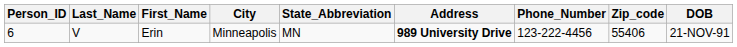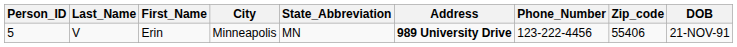(10, 33) 6 -> (10, 33) 5
